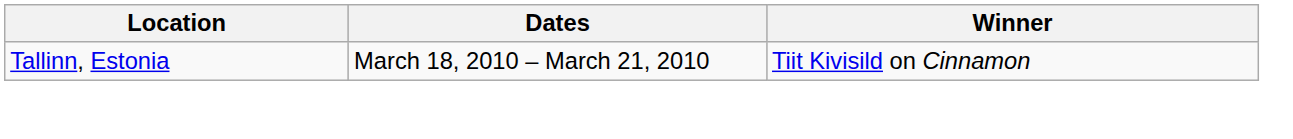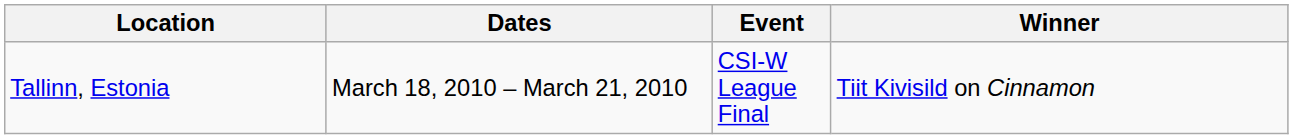+ column: (772, 23)
